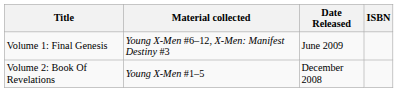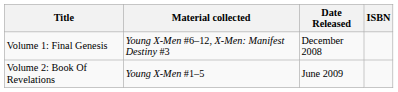(322, 46) June 2009 -> (322, 46) December 2008
(322, 73) December 2008 -> (322, 73) June 2009
